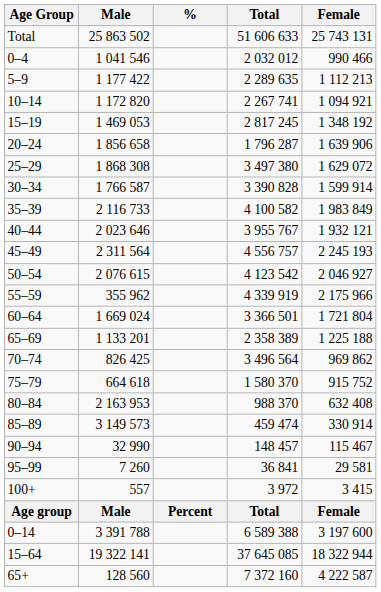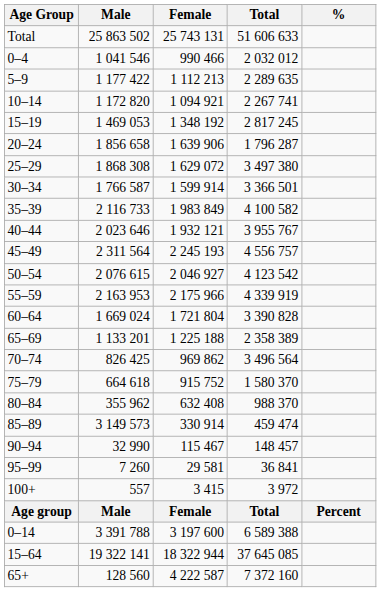columns swapped: (339, 15) <-> (190, 15)
(271, 187) 3 390 828 -> (271, 187) 3 366 501
(128, 295) 355 962 -> (123, 295) 2 163 953
(271, 317) 3 366 501 -> (271, 317) 3 390 828
(123, 403) 2 163 953 -> (128, 403) 355 962
